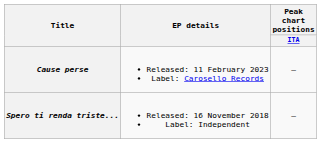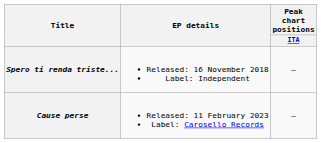rows swapped: (63, 116) <-> (63, 69)
